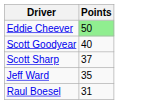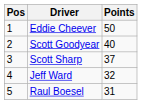+ column: (16, 12)
(87, 28) lightgreen background -> (110, 28) no background
(87, 76) 35 -> (110, 76) 32
